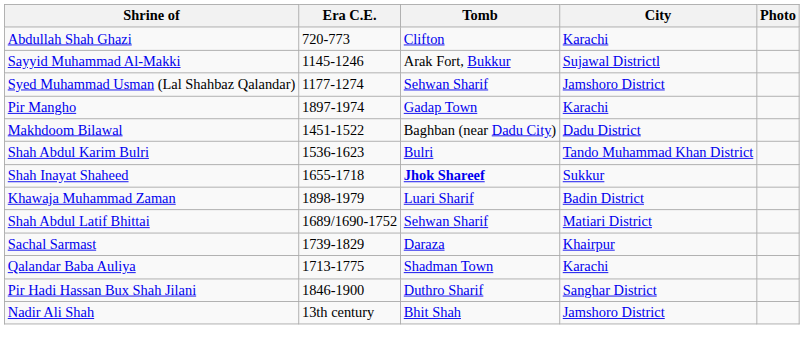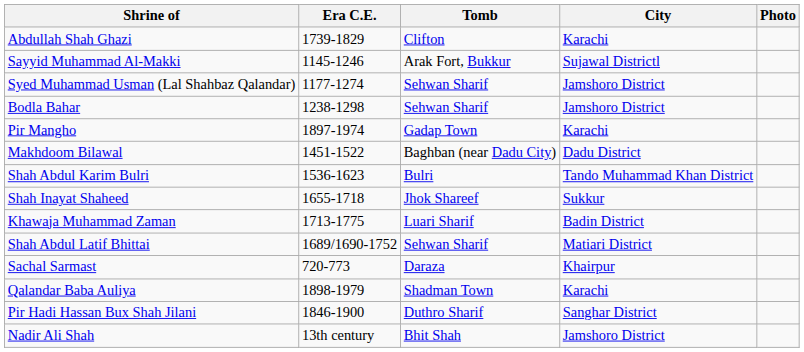(326, 38) 720-773 -> (333, 38) 1739-1829
+ row: (44, 107)
(444, 175) bold -> (441, 198) normal
(333, 198) 1898-1979 -> (333, 221) 1713-1775
(333, 244) 1739-1829 -> (326, 267) 720-773
(333, 267) 1713-1775 -> (333, 289) 1898-1979
